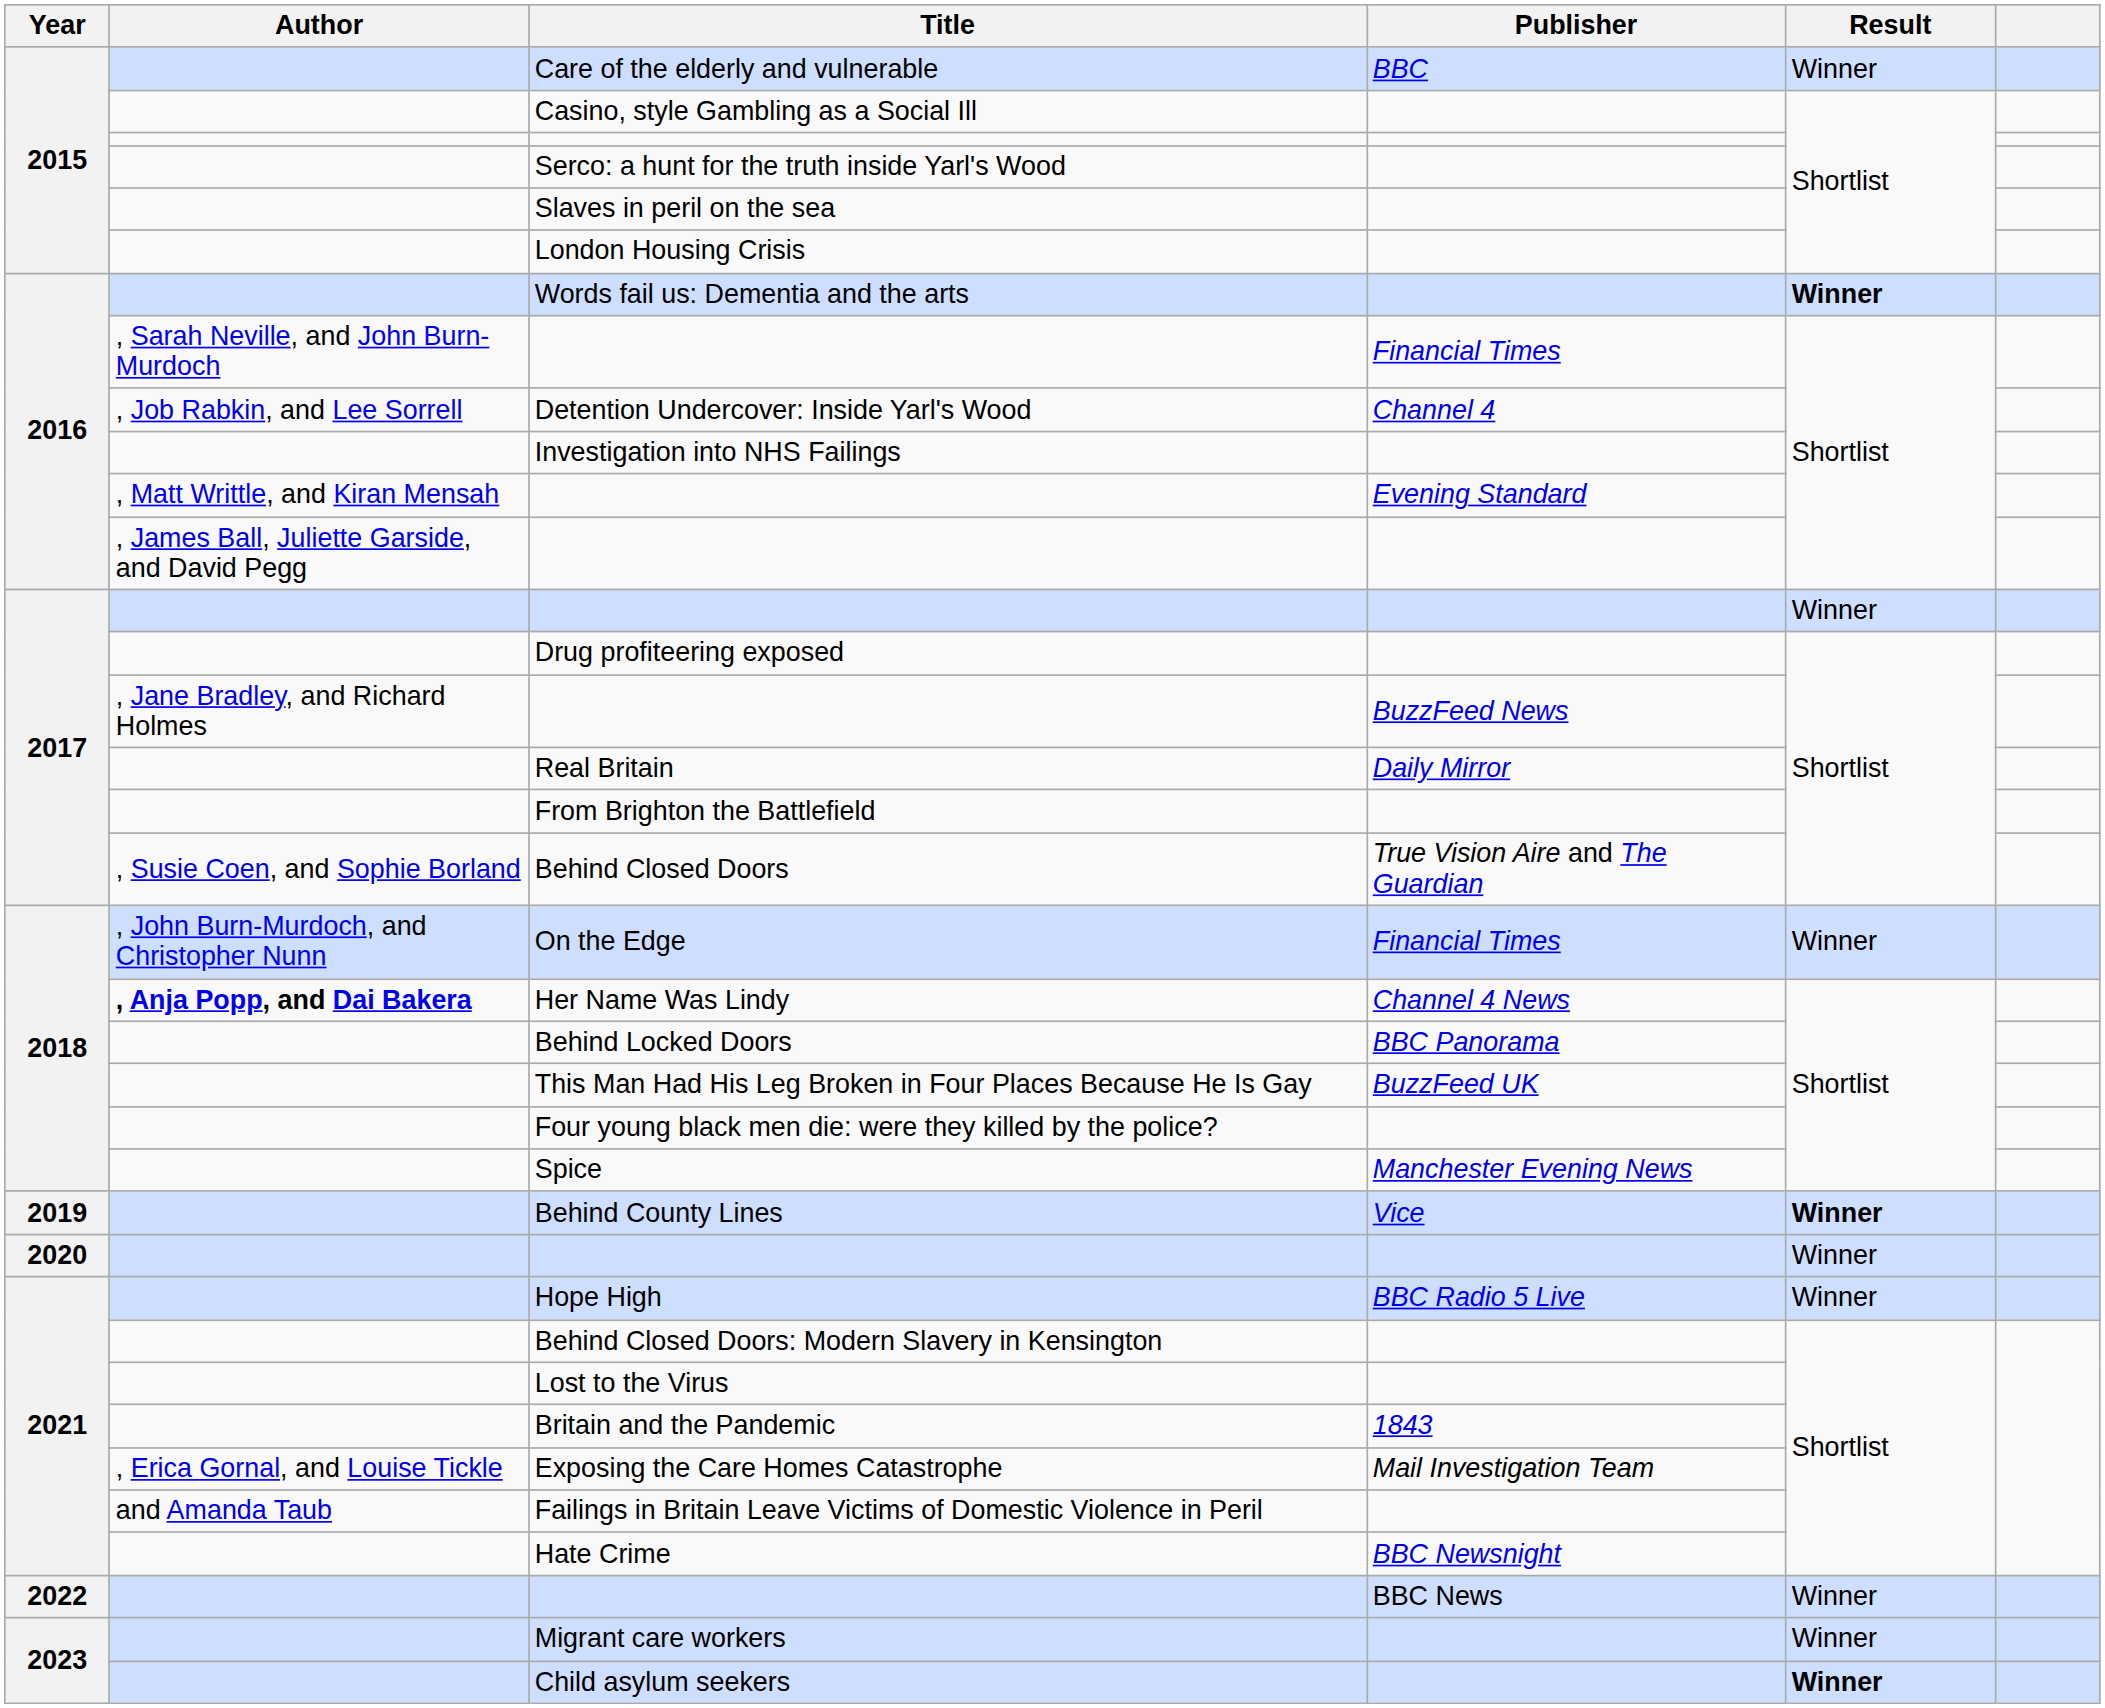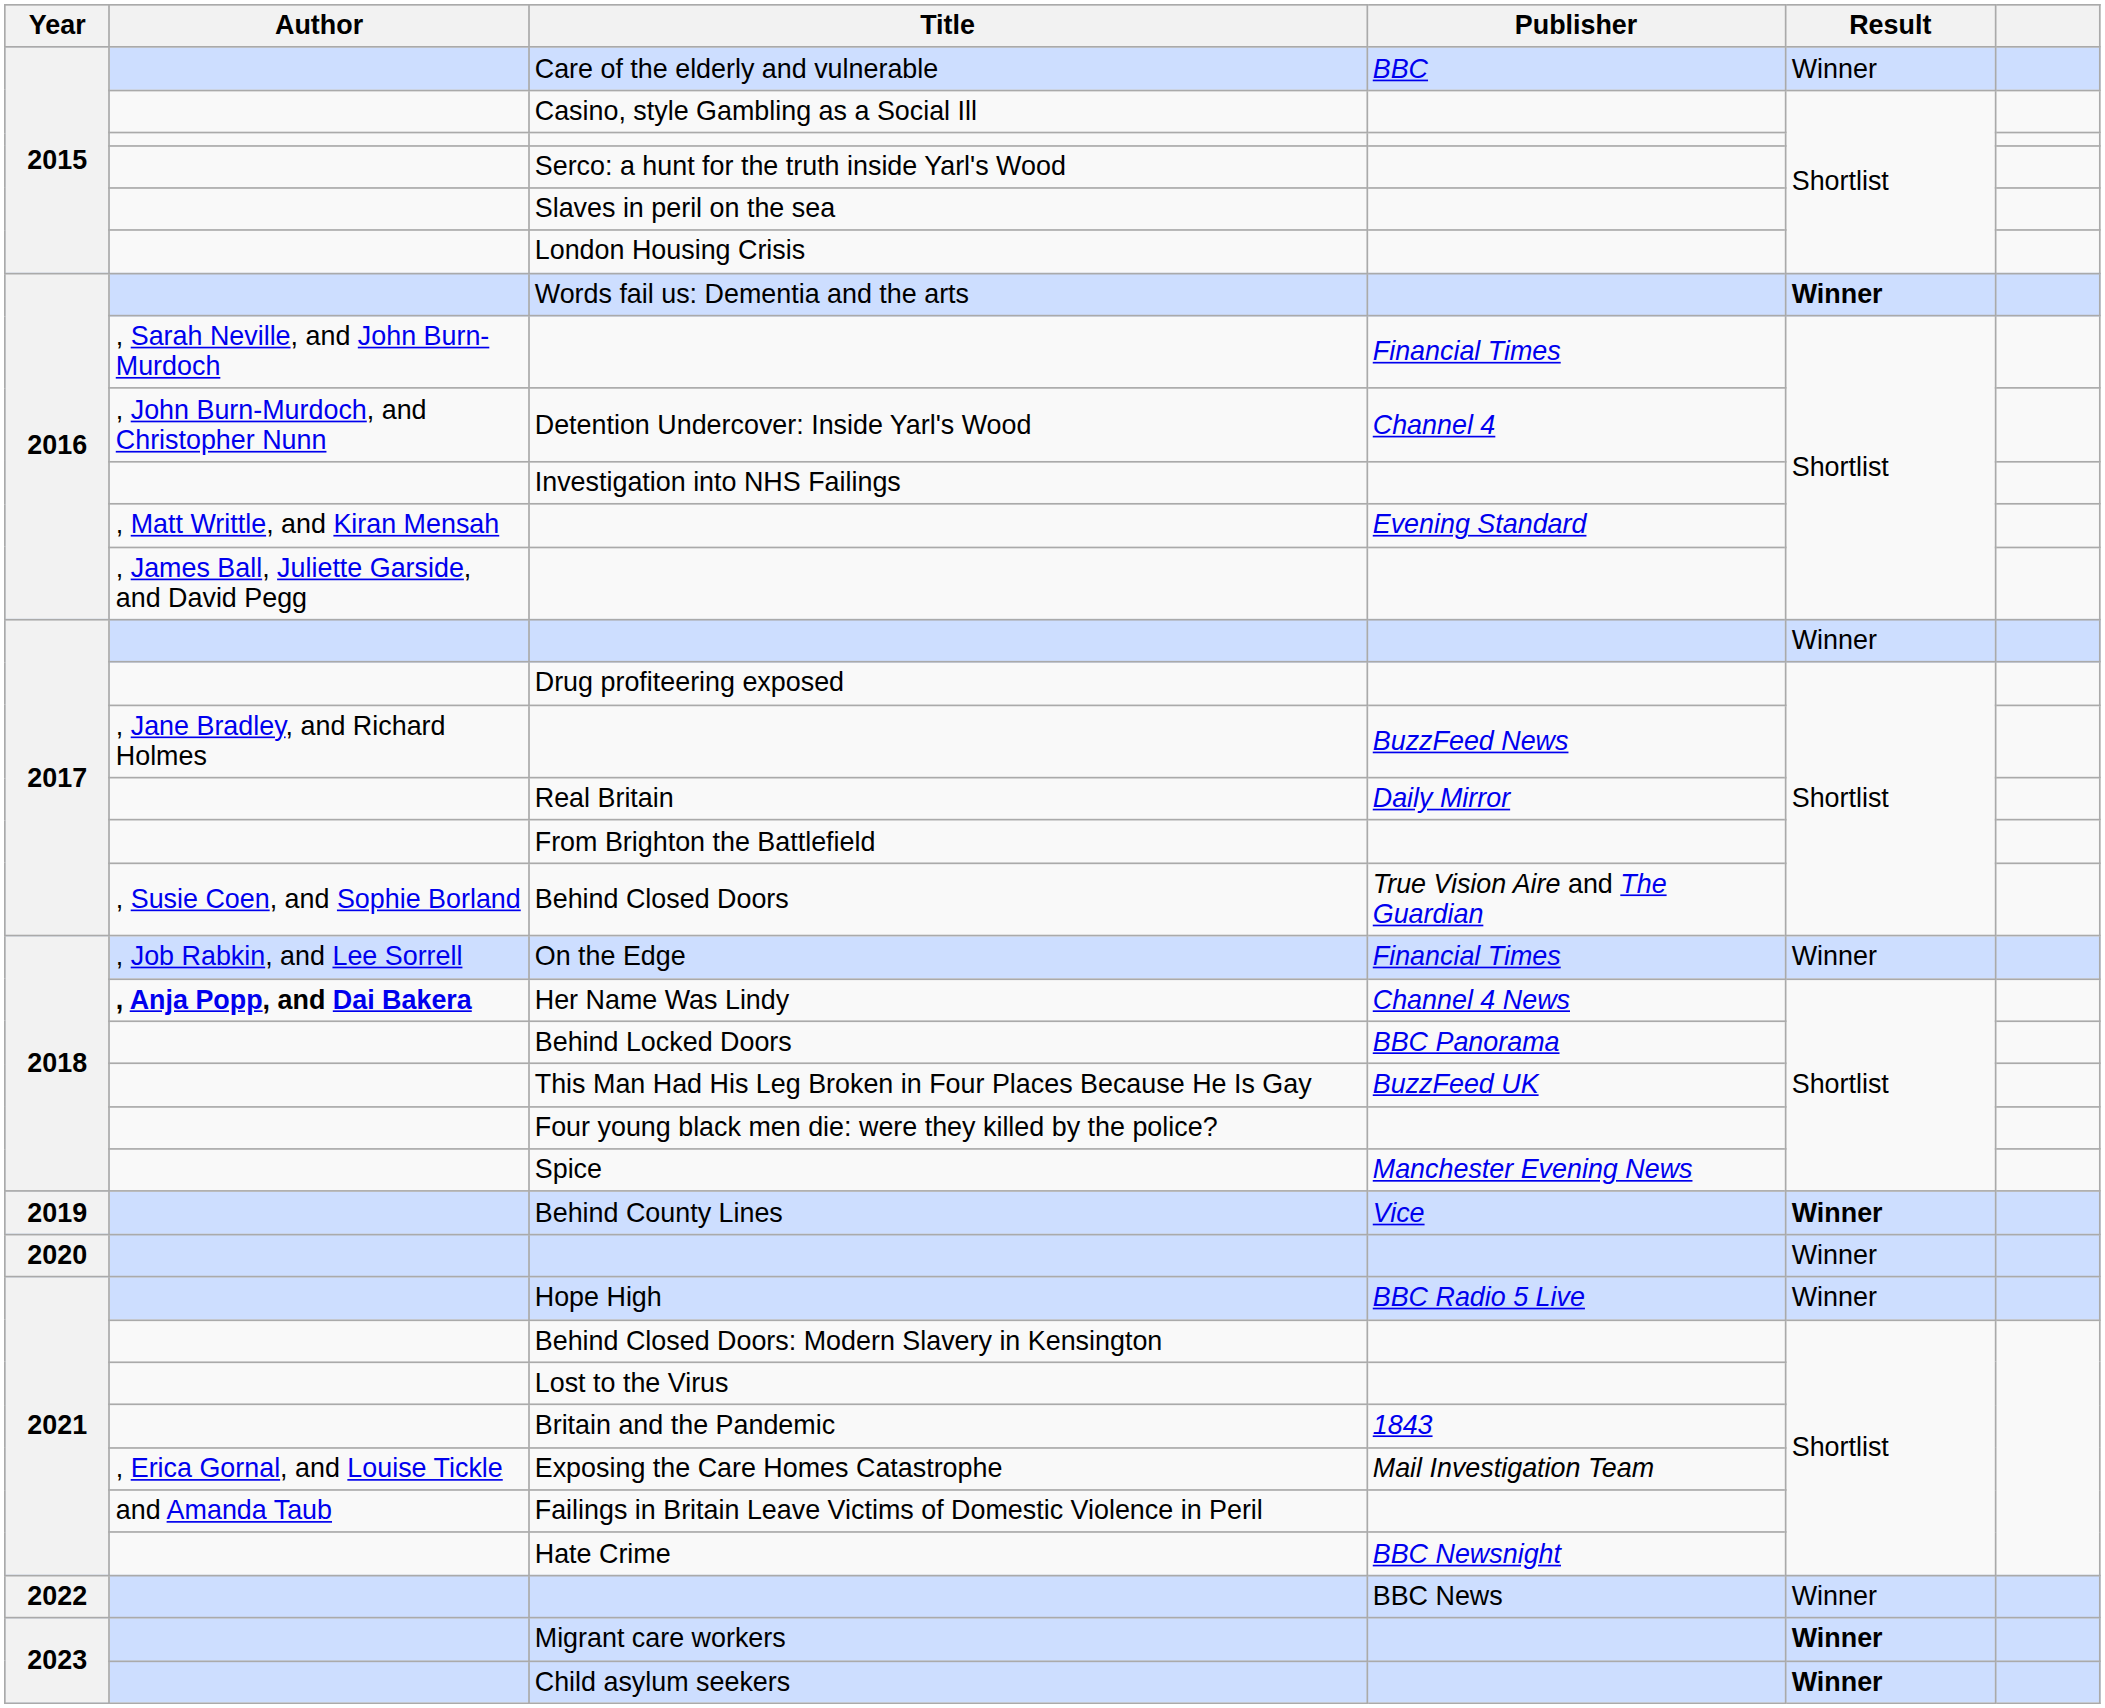(289, 409) , Job Rabkin, and Lee Sorrell -> (271, 424) , John Burn-Murdoch, and Christopher Nunn
(271, 941) , John Burn-Murdoch, and Christopher Nunn -> (289, 956) , Job Rabkin, and Lee Sorrell
(1834, 1638) normal -> (1837, 1638) bold
